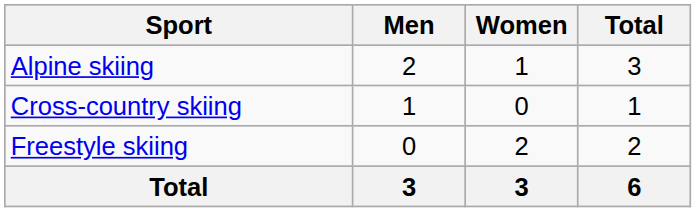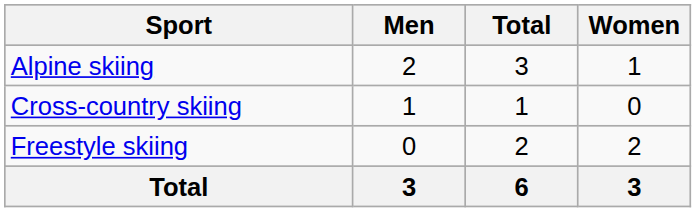columns swapped: (522, 25) <-> (634, 25)
